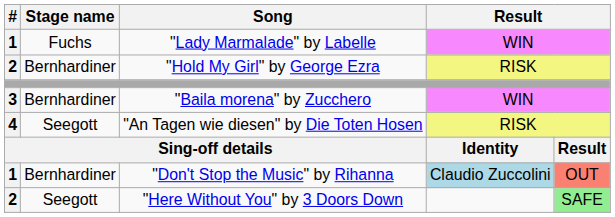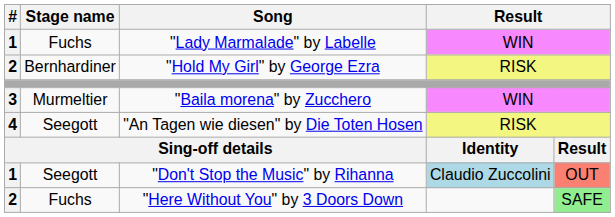(70, 99) Bernhardiner -> (70, 99) Murmeltier
(70, 175) Bernhardiner -> (70, 175) Seegott
(70, 200) Seegott -> (70, 200) Fuchs
